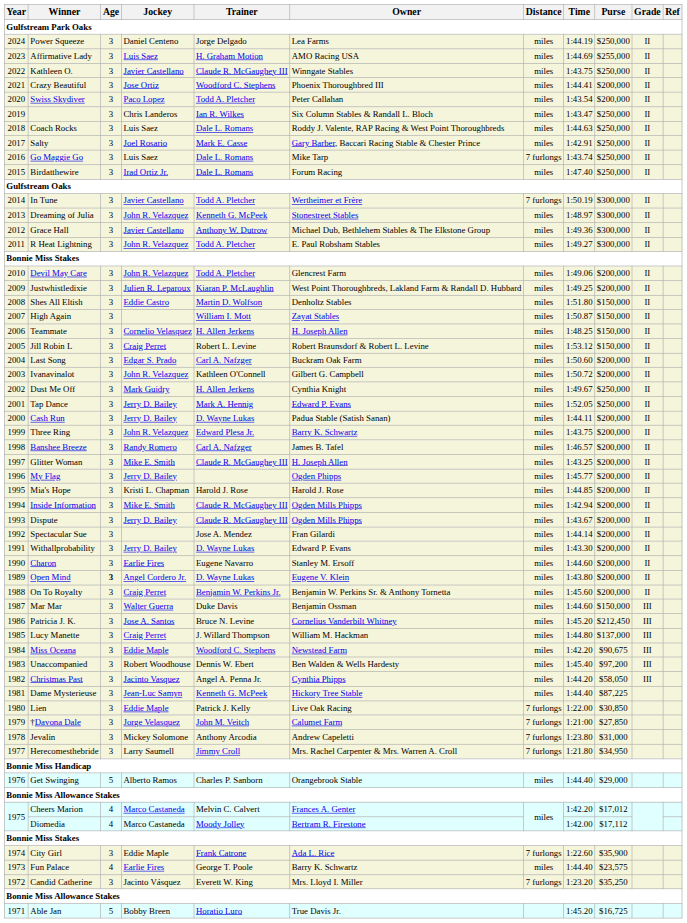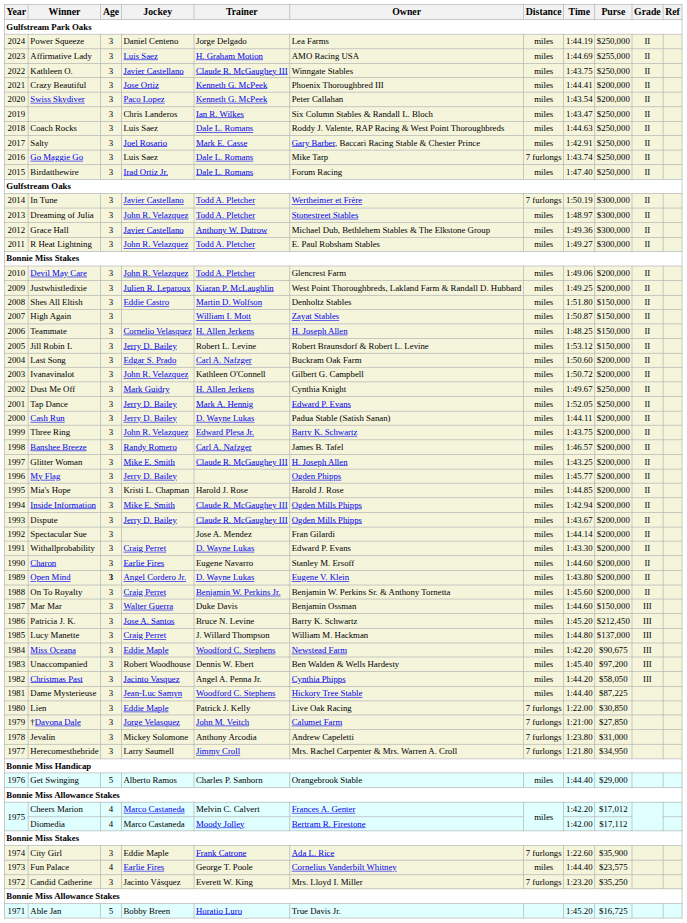(236, 85) Woodford C. Stephens -> (232, 85) Kenneth G. McPeek
(226, 99) Todd A. Pletcher -> (232, 99) Kenneth G. McPeek
(232, 215) Kenneth G. McPeek -> (226, 215) Todd A. Pletcher
(145, 345) Craig Perret -> (150, 345) Jerry D. Bailey
(150, 548) Jerry D. Bailey -> (145, 548) Craig Perret
(344, 621) Cornelius Vanderbilt Whitney -> (325, 621) Barry K. Schwartz
(232, 693) Kenneth G. McPeek -> (236, 693) Woodford C. Stephens
(325, 867) Barry K. Schwartz -> (344, 867) Cornelius Vanderbilt Whitney
